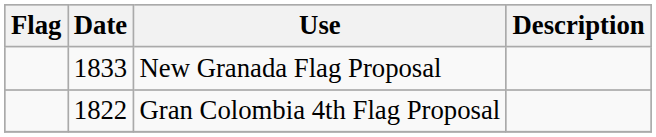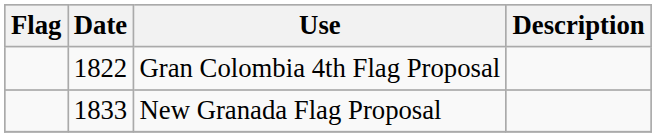rows swapped: (320, 110) <-> (291, 68)
